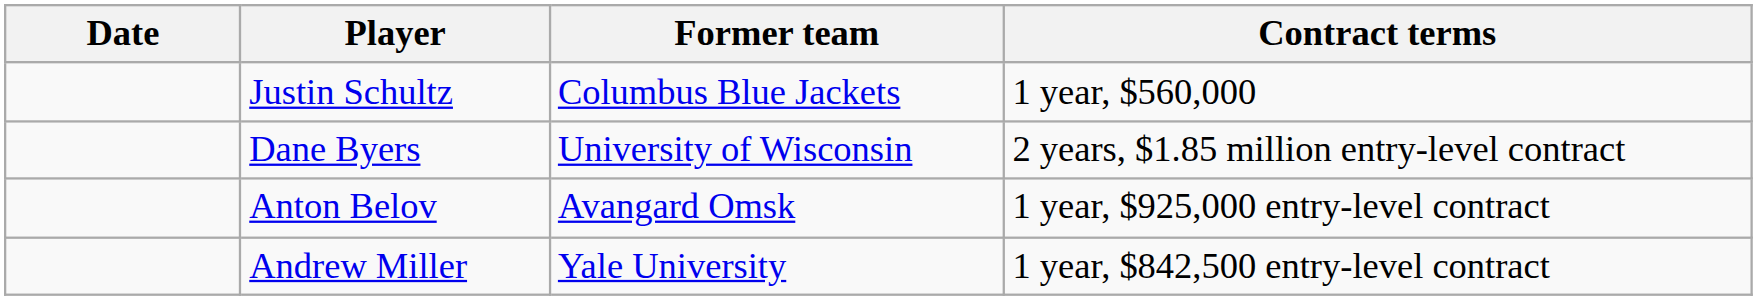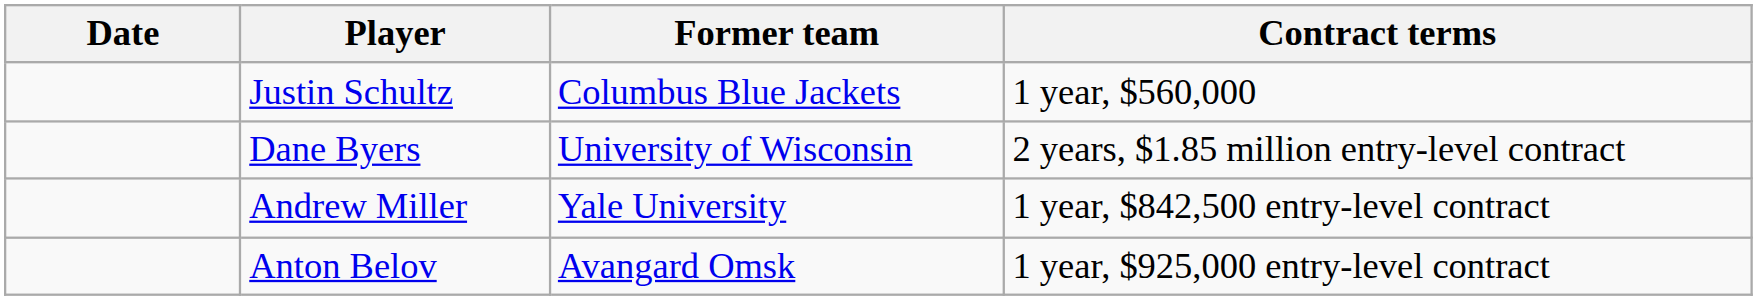rows swapped: (358, 264) <-> (343, 206)
